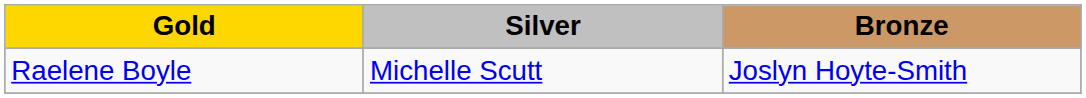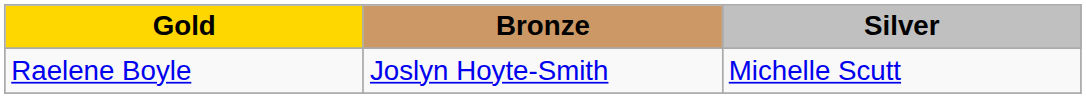columns swapped: (543, 26) <-> (902, 26)
